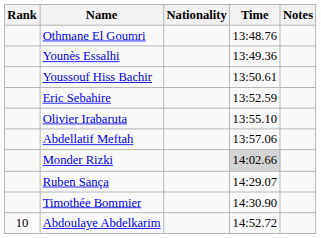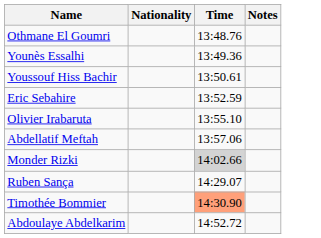- column: (22, 15)
(255, 202) no background -> (220, 202) lightsalmon background
